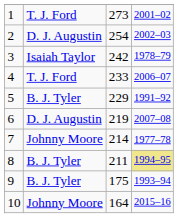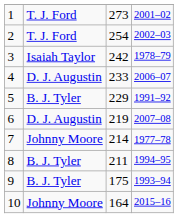(64, 35) D. J. Augustin -> (52, 35) T. J. Ford
(52, 77) T. J. Ford -> (64, 77) D. J. Augustin
(152, 160) khaki background -> (152, 160) no background
